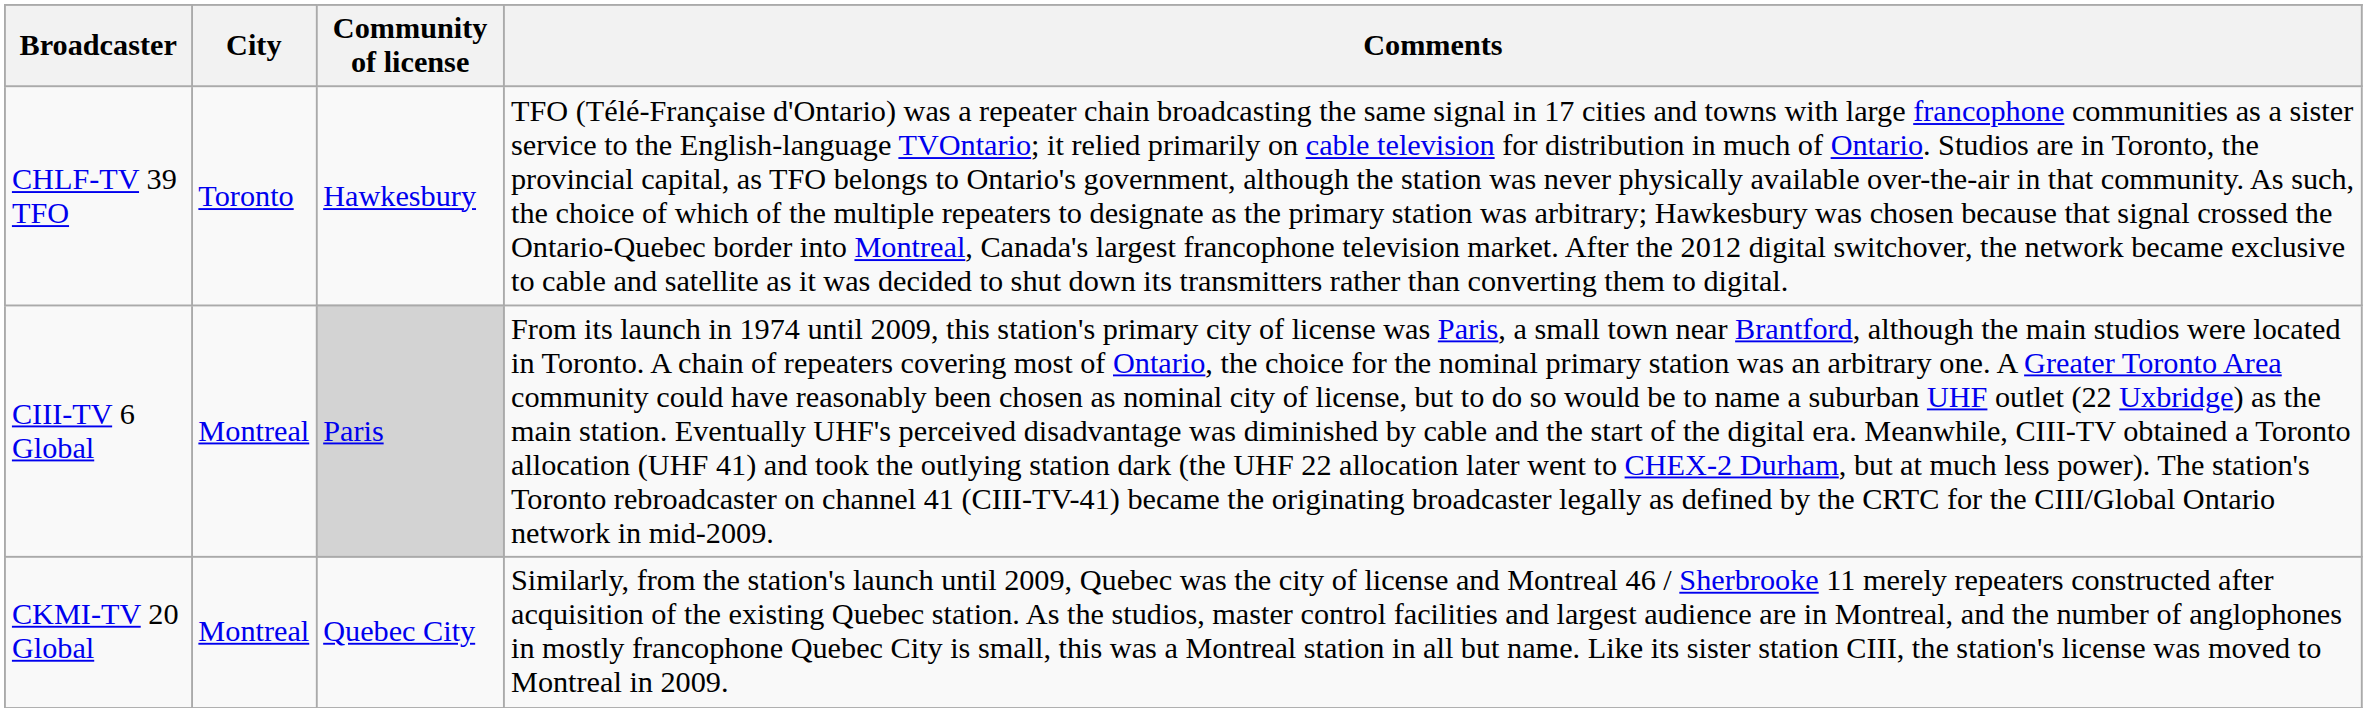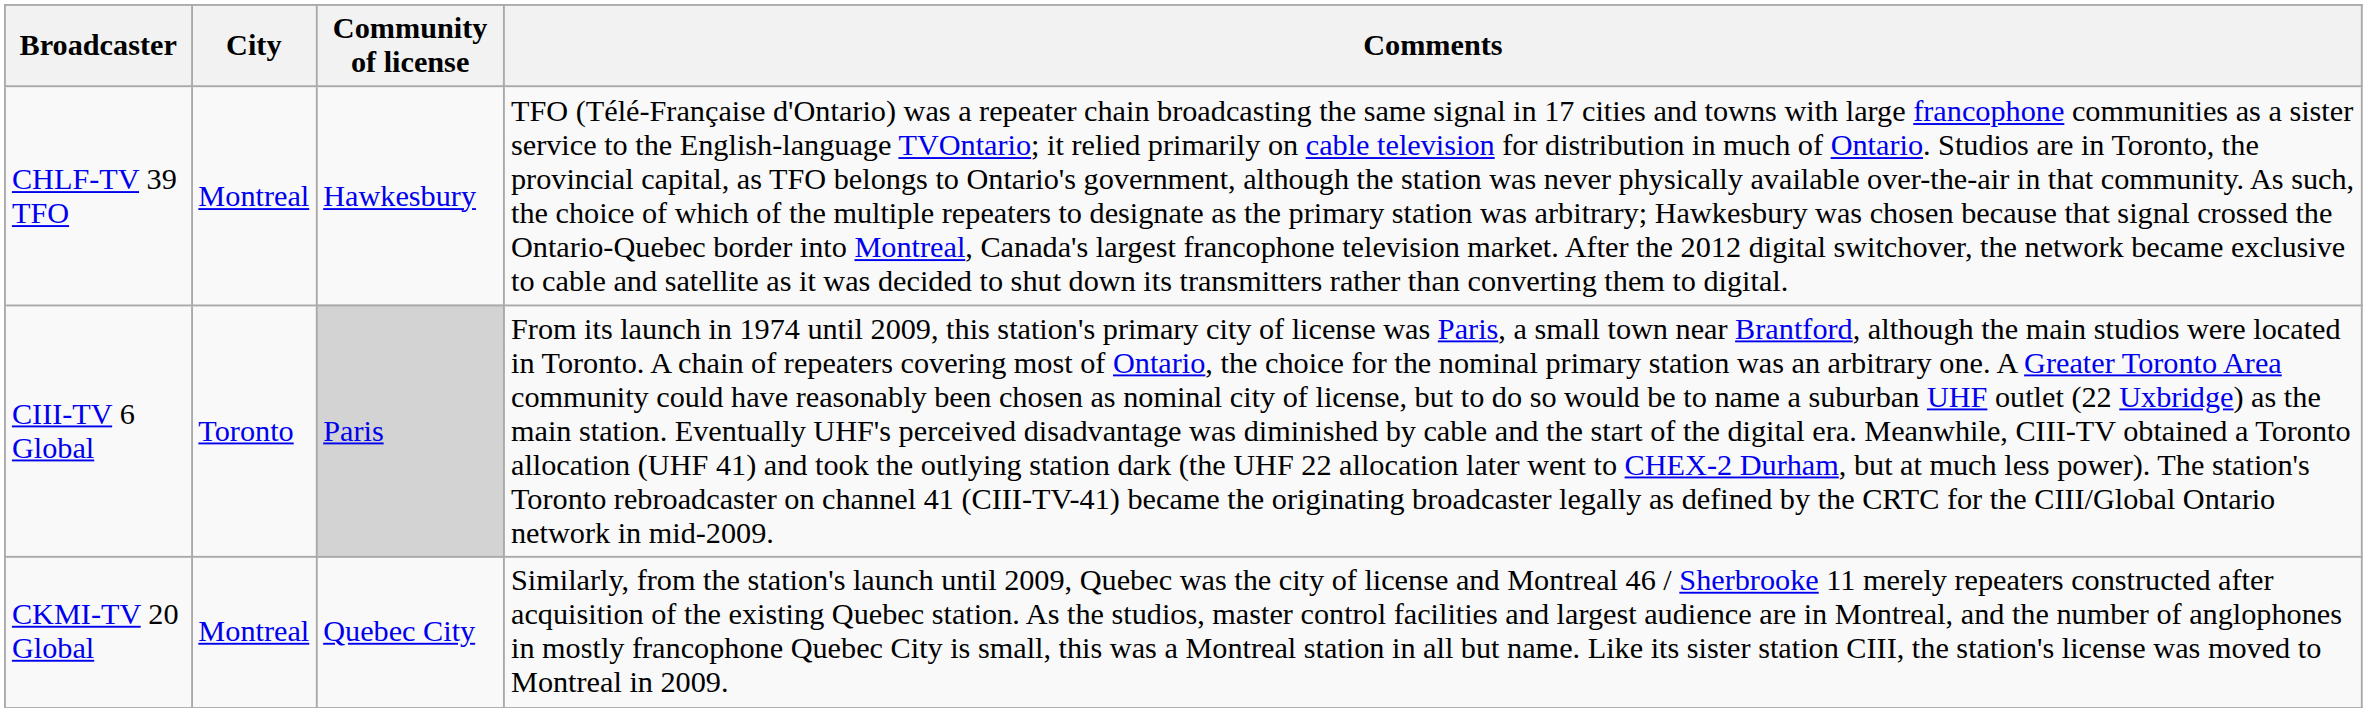(246, 195) Toronto -> (254, 195) Montreal
(254, 430) Montreal -> (246, 430) Toronto
